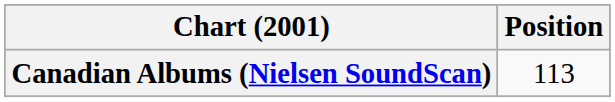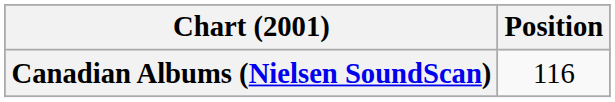(554, 72) 113 -> (554, 72) 116
